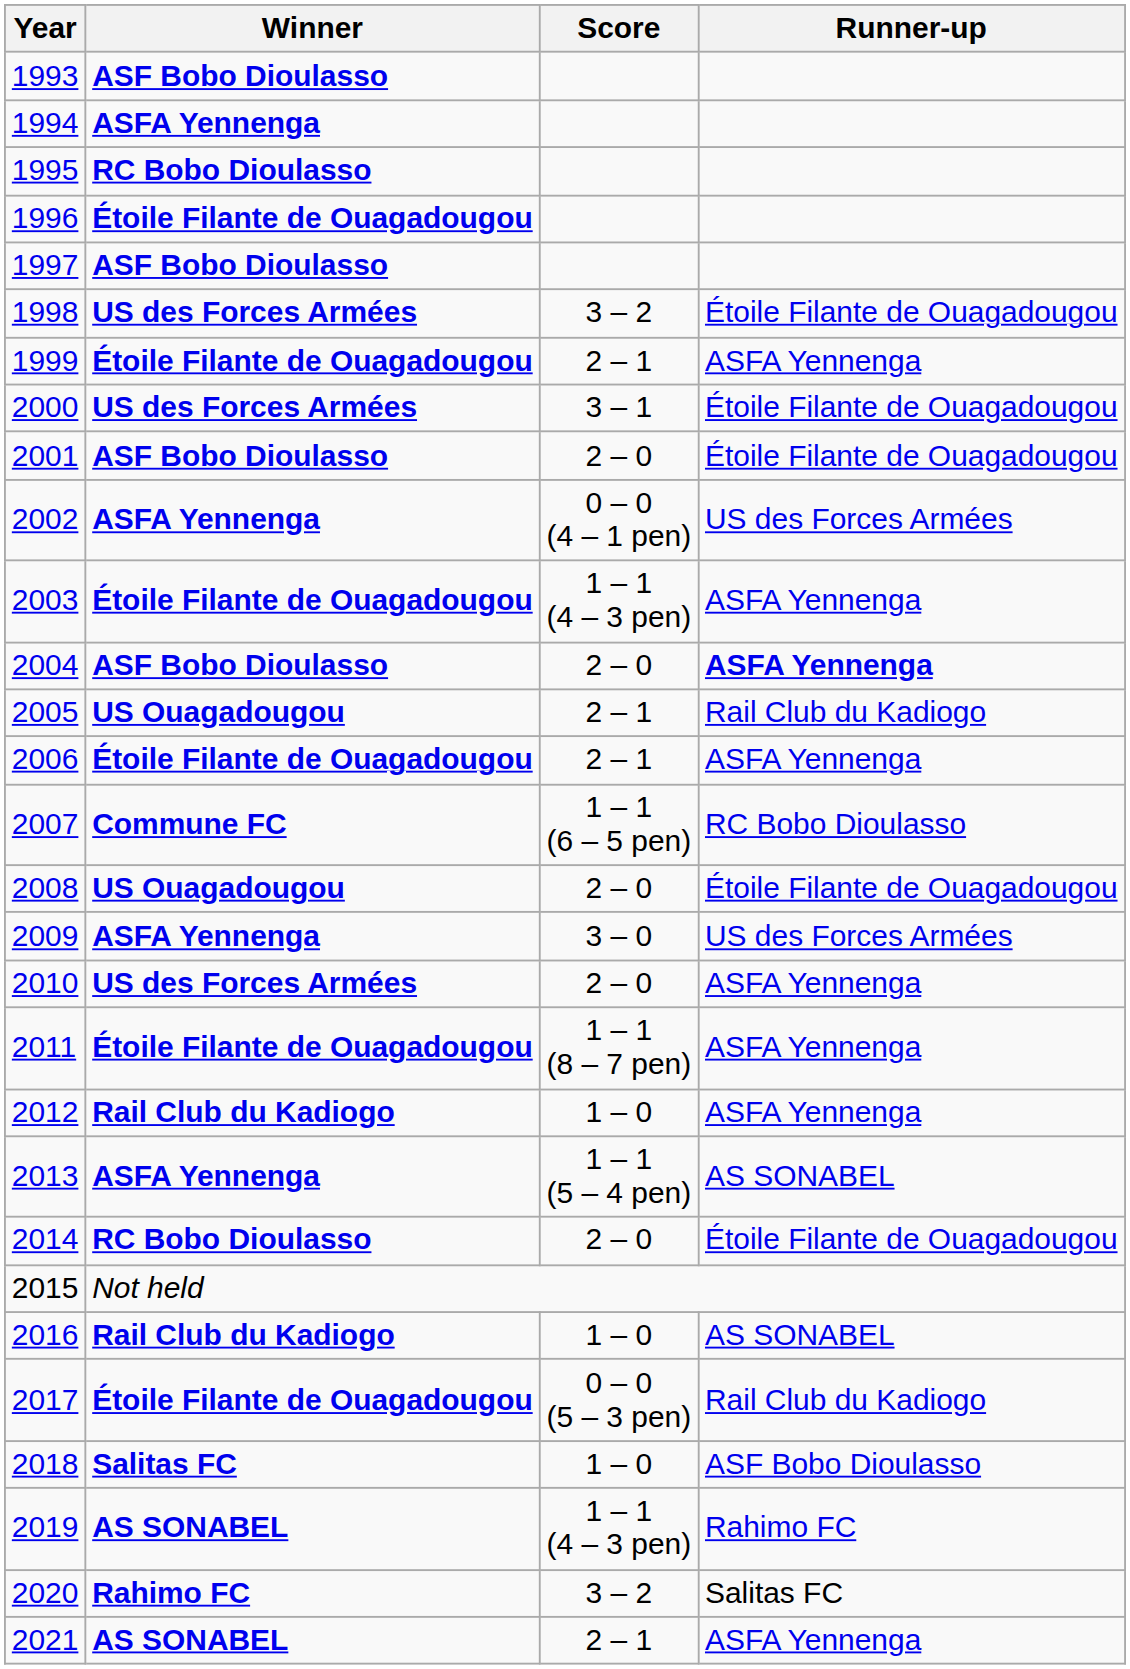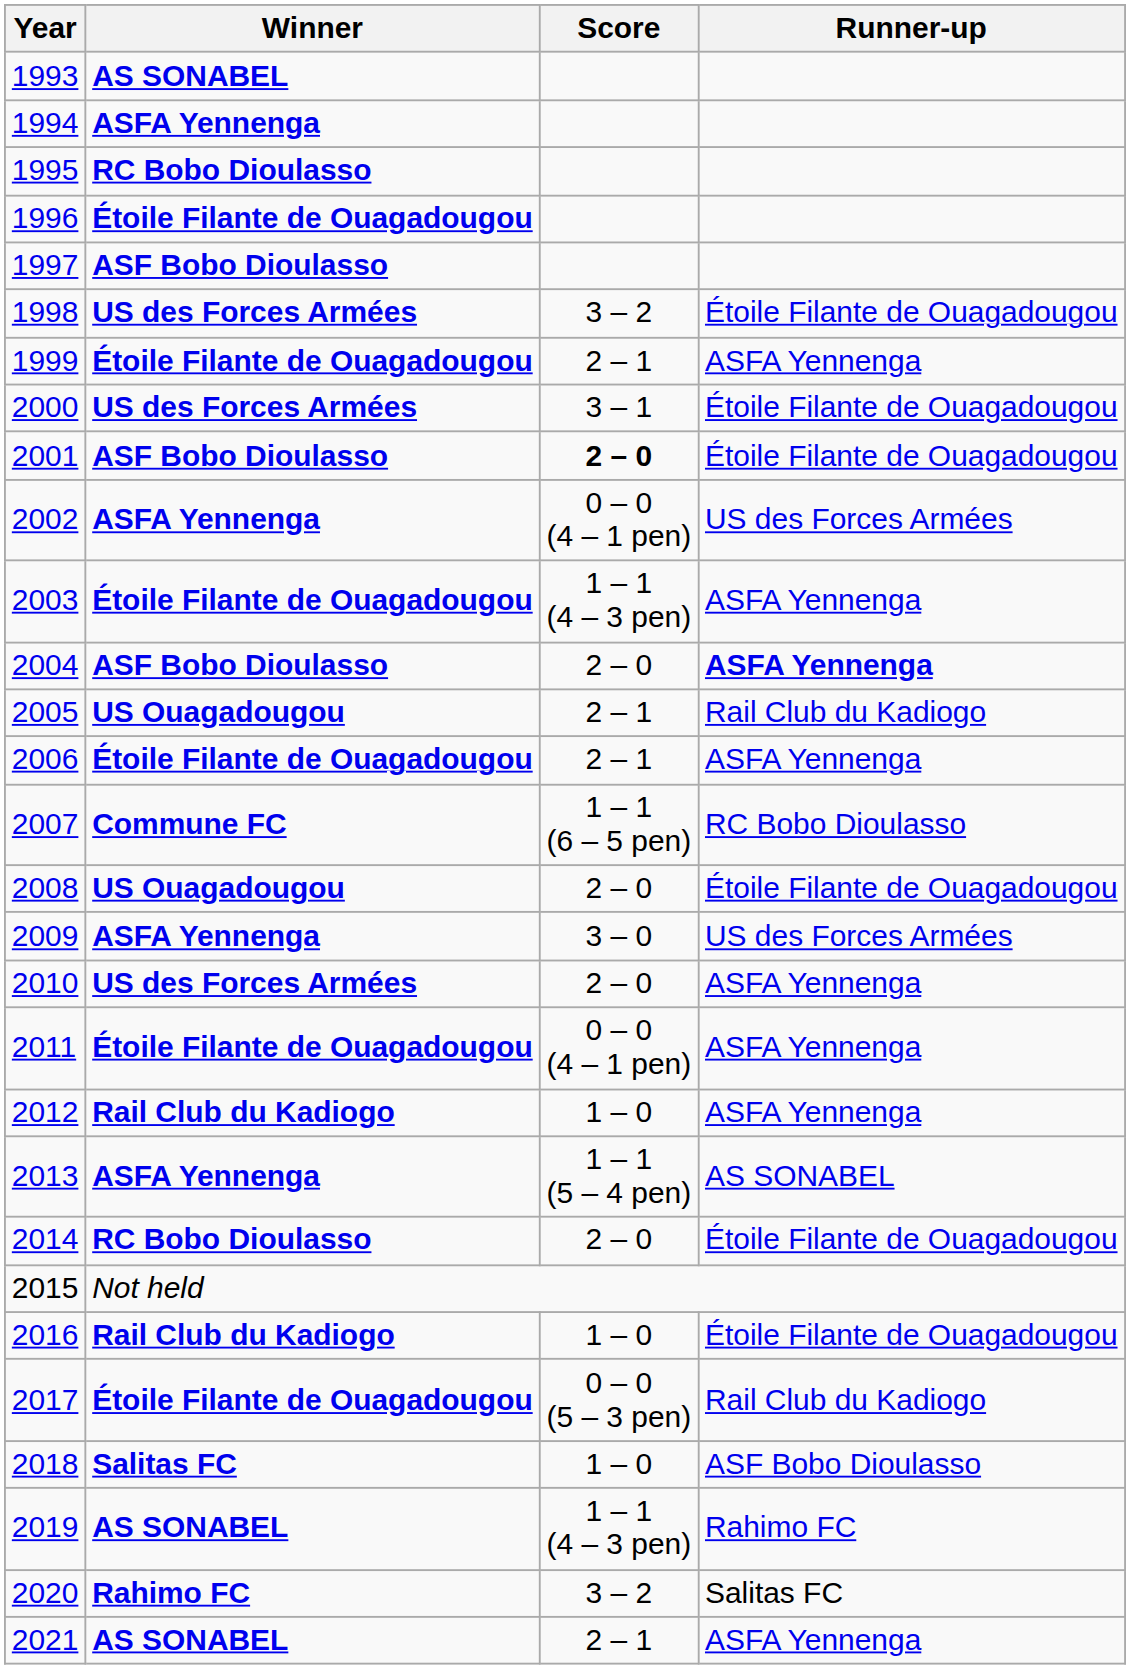(240, 75) ASF Bobo Dioulasso -> (190, 75) AS SONABEL
(619, 455) normal -> (619, 455) bold
(619, 1047) 1 – 1 (8 – 7 pen) -> (619, 1047) 0 – 0 (4 – 1 pen)
(800, 1335) AS SONABEL -> (911, 1335) Étoile Filante de Ouagadougou
